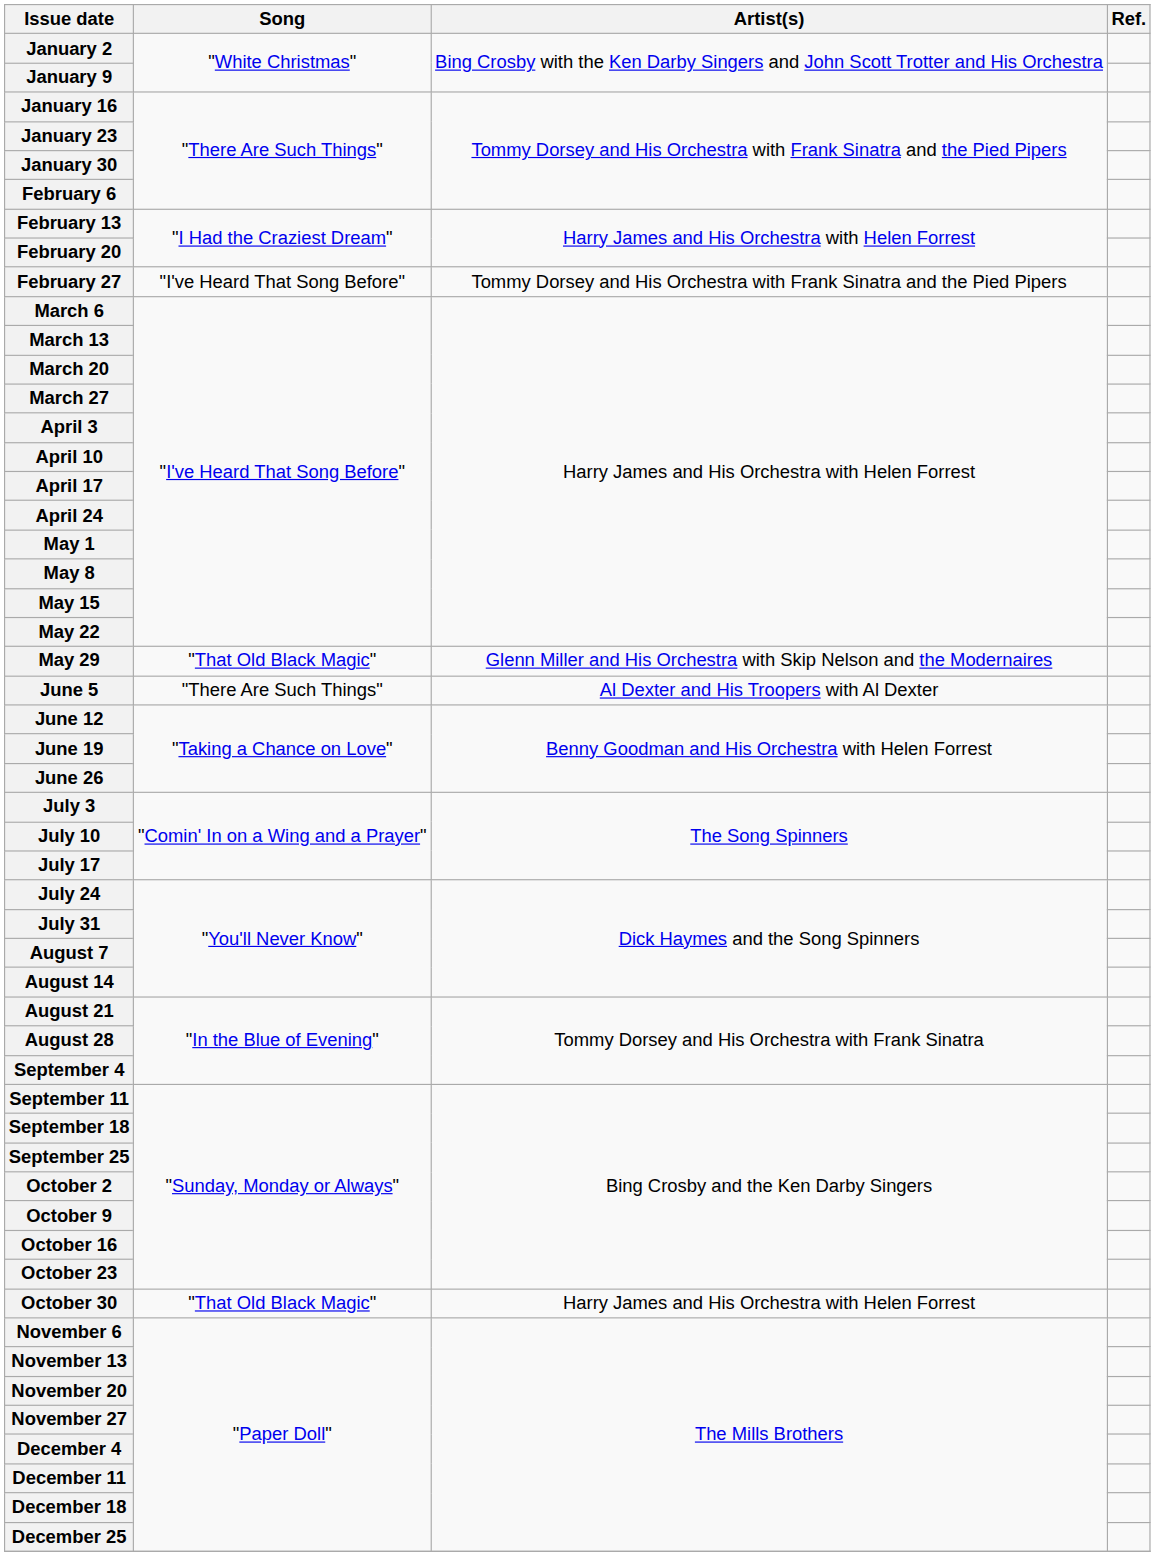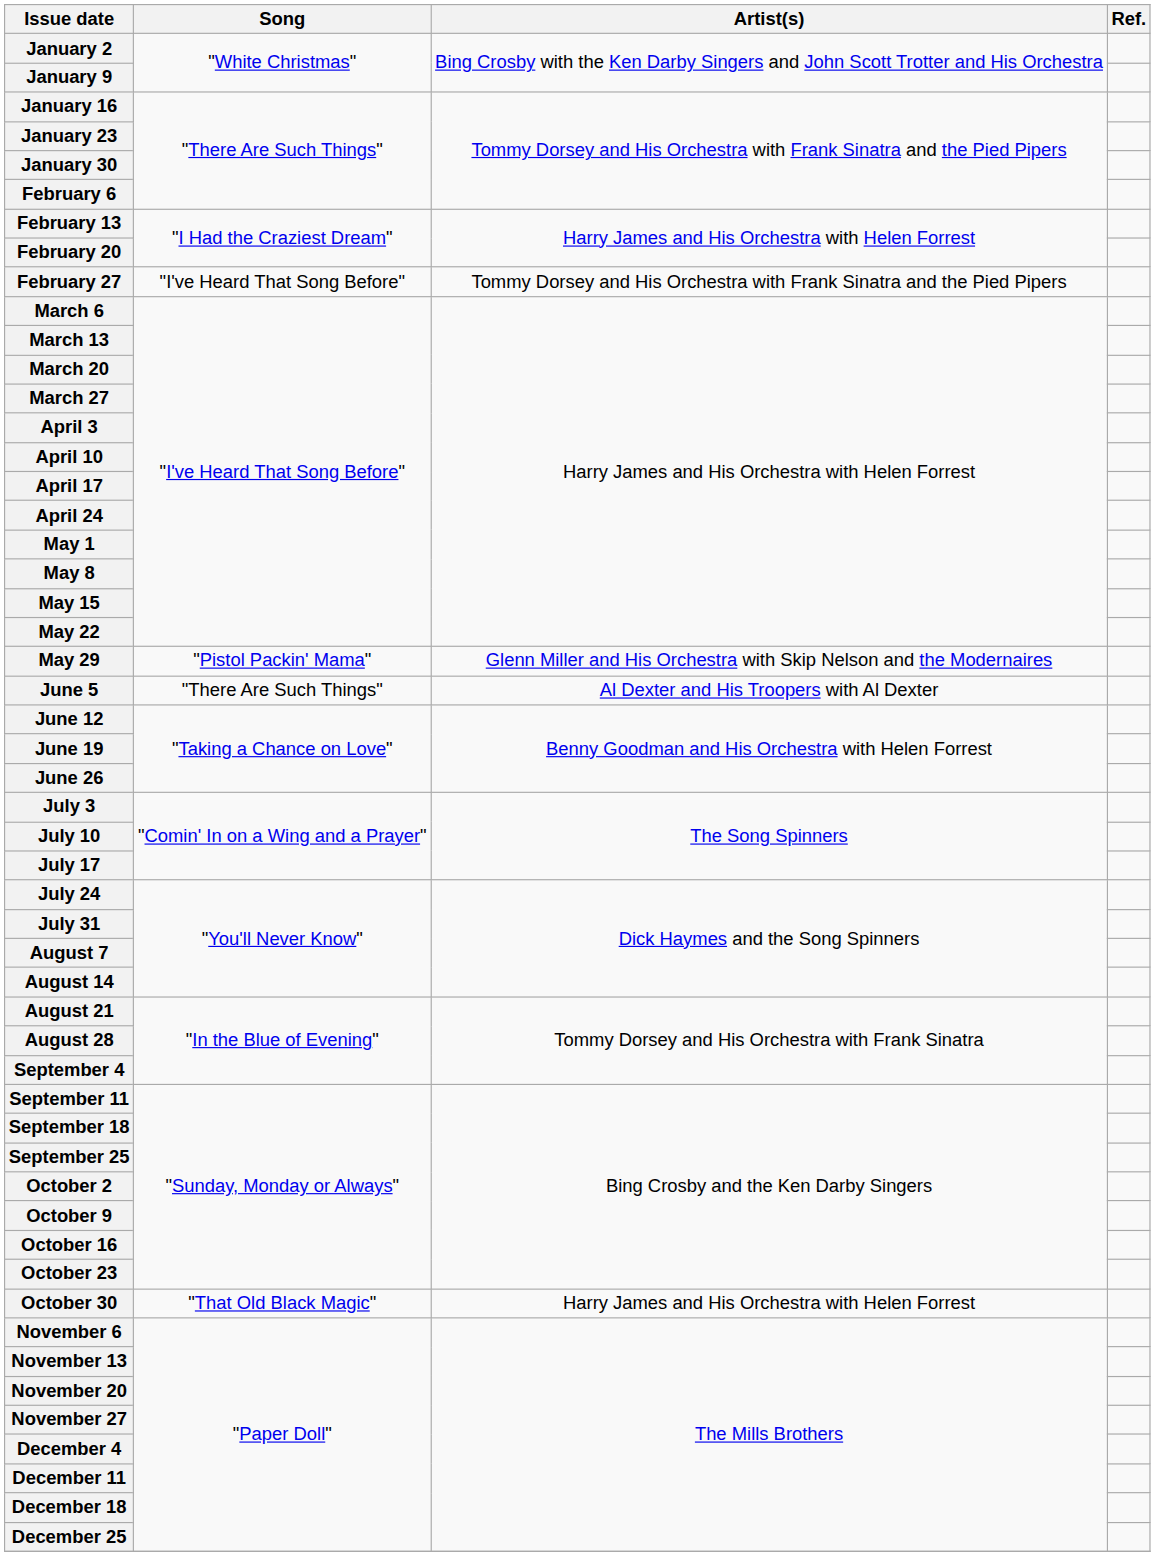(282, 661) "That Old Black Magic" -> (282, 661) "Pistol Packin' Mama"
